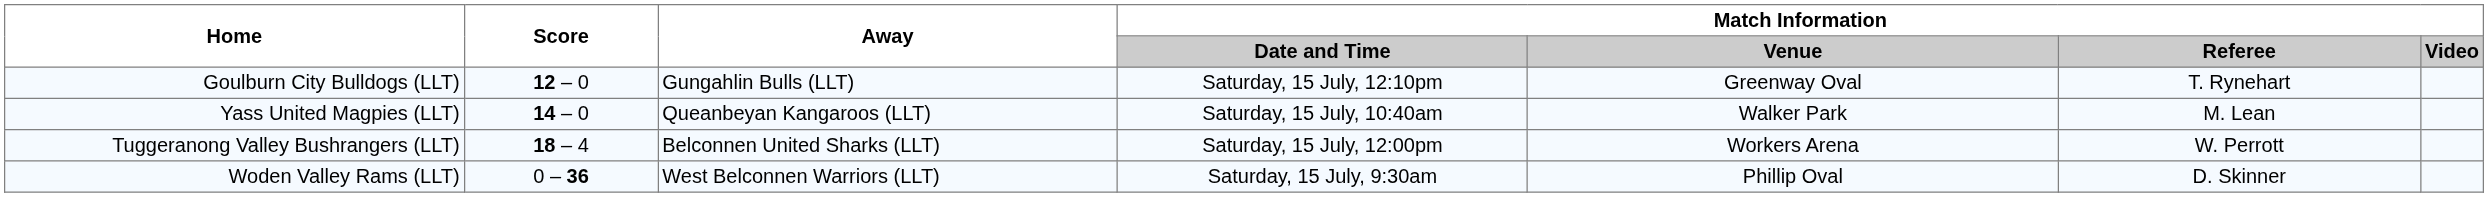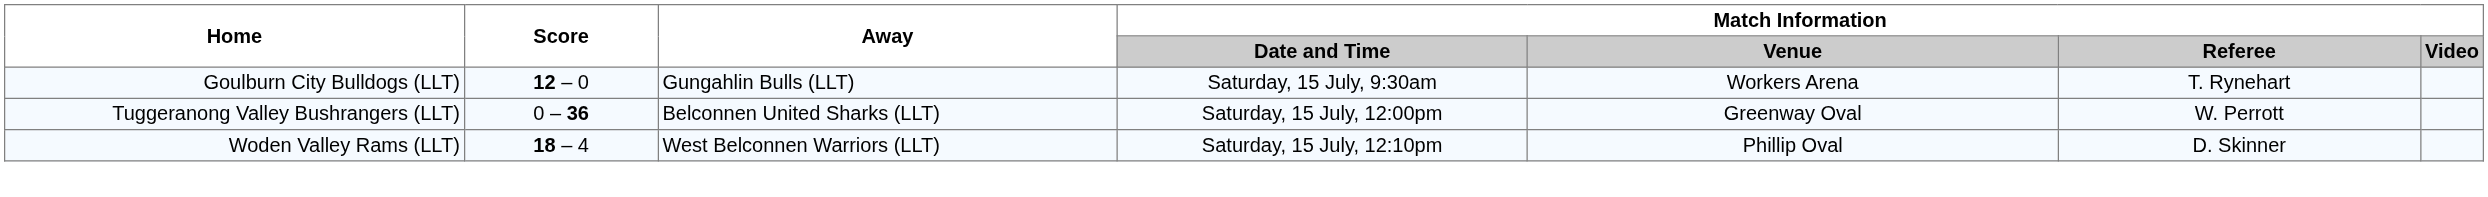(1322, 82) Saturday, 15 July, 12:10pm -> (1322, 82) Saturday, 15 July, 9:30am
(1793, 82) Greenway Oval -> (1793, 82) Workers Arena
- row: (340, 113)
(561, 145) 18 – 4 -> (561, 113) 0 – 36
(1793, 145) Workers Arena -> (1793, 113) Greenway Oval
(561, 176) 0 – 36 -> (561, 145) 18 – 4
(1322, 176) Saturday, 15 July, 9:30am -> (1322, 145) Saturday, 15 July, 12:10pm
